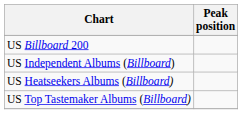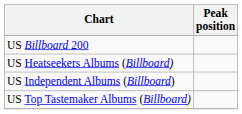rows swapped: (91, 63) <-> (90, 81)
